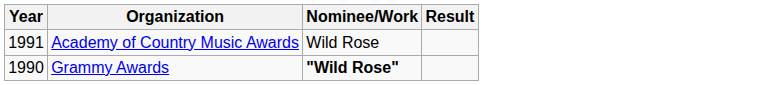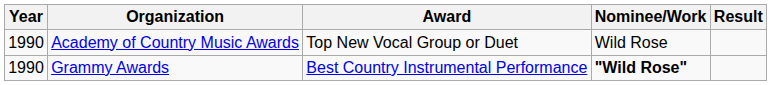+ column: (447, 17)
(26, 42) 1991 -> (26, 42) 1990
